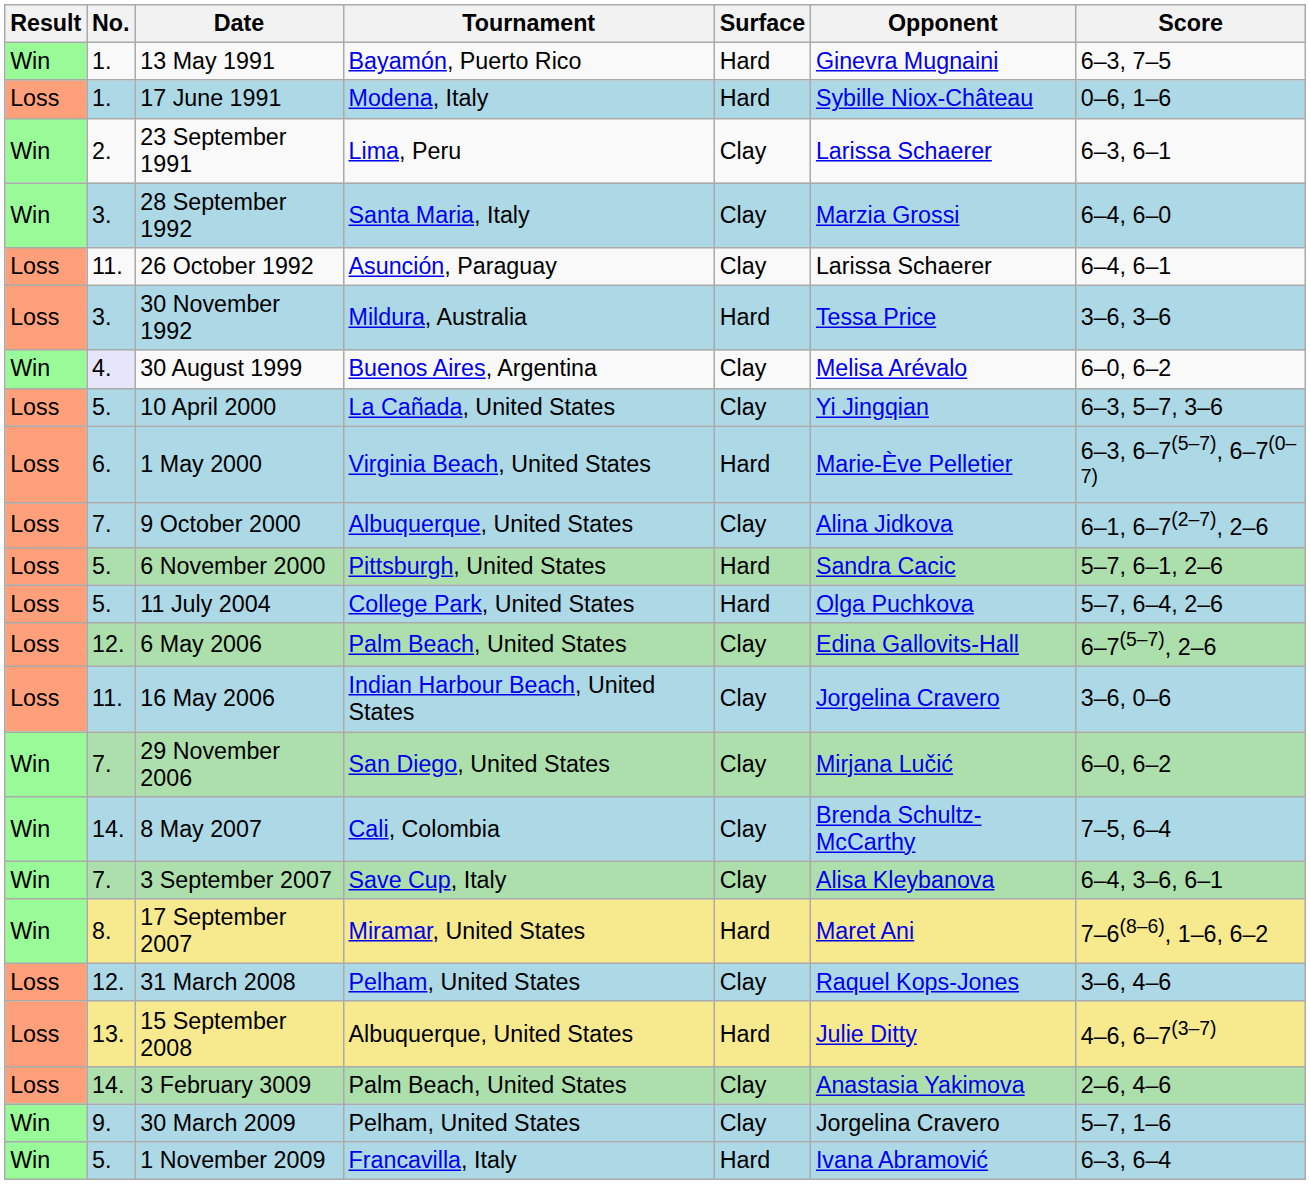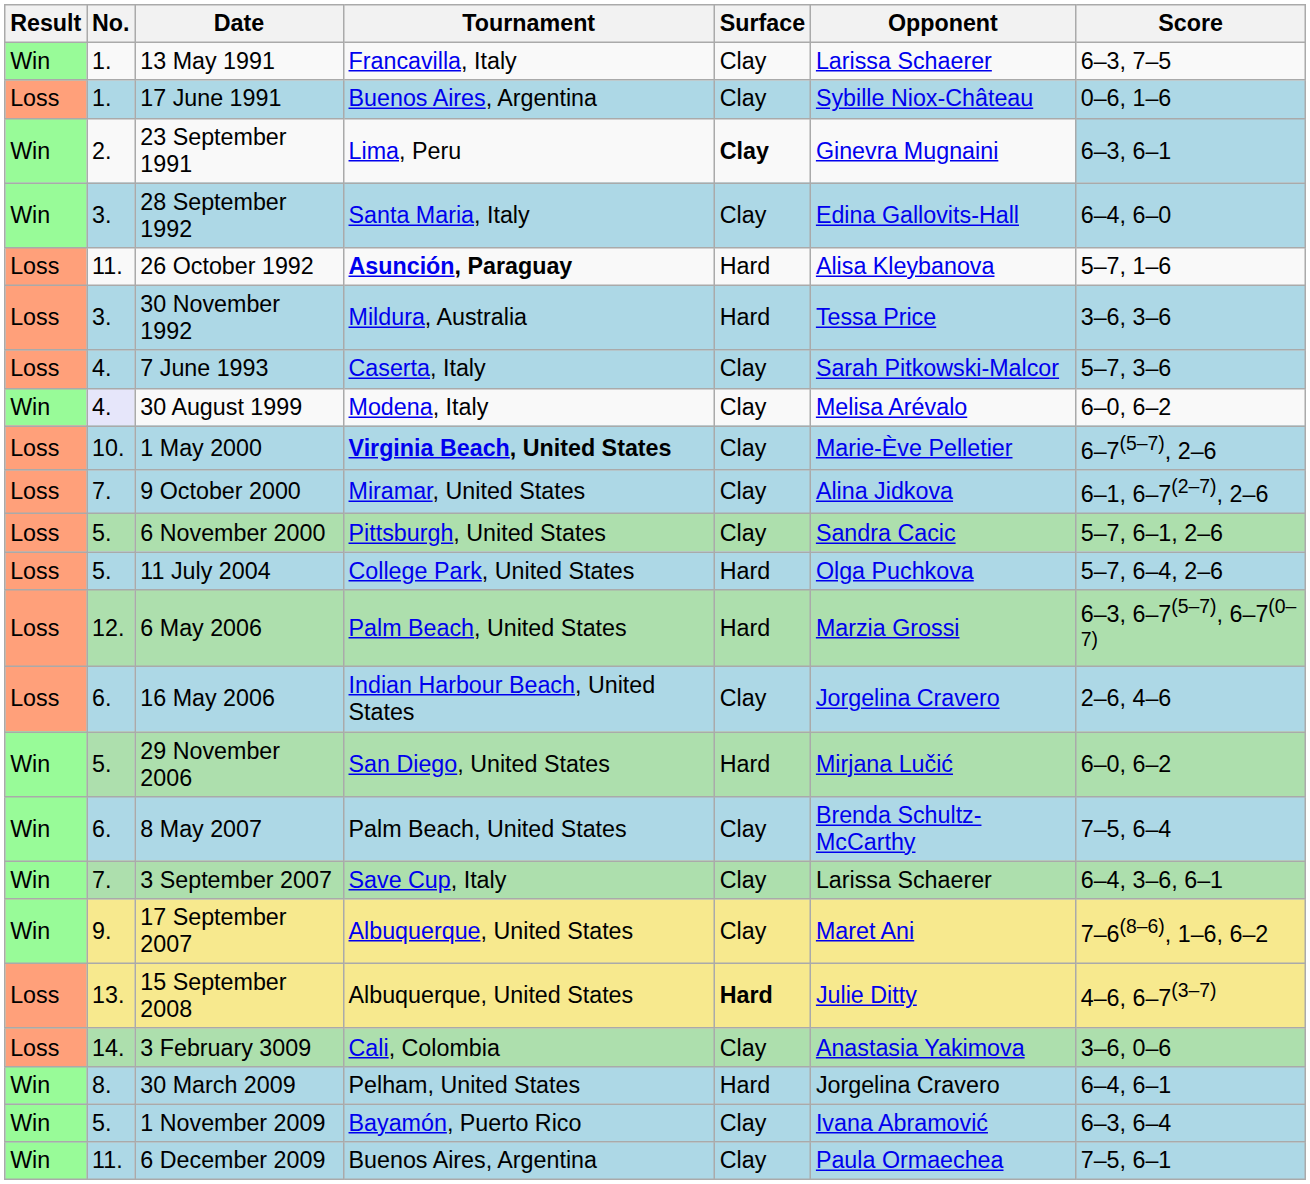(465, 60) Bayamón, Puerto Rico -> (433, 60) Francavilla, Italy
(745, 60) Hard -> (743, 60) Clay
(907, 60) Ginevra Mugnaini -> (904, 60) Larissa Schaerer
(418, 98) Modena, Italy -> (473, 98) Buenos Aires, Argentina
(745, 98) Hard -> (743, 98) Clay
(743, 149) normal -> (744, 149) bold
(904, 149) Larissa Schaerer -> (907, 149) Ginevra Mugnaini
(1126, 149) no background -> (1126, 149) lightblue background
(888, 214) Marzia Grossi -> (917, 214) Edina Gallovits-Hall
(453, 265) normal -> (460, 265) bold
(743, 265) Clay -> (745, 265) Hard
(904, 265) Larissa Schaerer -> (905, 265) Alisa Kleybanova
(1126, 265) 6–4, 6–1 -> (1126, 265) 5–7, 1–6
+ row: (204, 368)
(473, 368) Buenos Aires, Argentina -> (418, 406) Modena, Italy
- row: (208, 406)
(102, 463) 6. -> (108, 447) 10.
(500, 463) normal -> (510, 447) bold
(745, 463) Hard -> (743, 447) Clay
(1189, 459) 6–3, 6–7(5–7), 6–7(0–7) -> (1149, 447) 6–7(5–7), 2–6
(491, 524) Albuquerque, United States -> (467, 491) Miramar, United States
(745, 565) Hard -> (743, 532) Clay
(743, 643) Clay -> (745, 627) Hard
(917, 643) Edina Gallovits-Hall -> (888, 627) Marzia Grossi
(1149, 643) 6–7(5–7), 2–6 -> (1189, 622) 6–3, 6–7(5–7), 6–7(0–7)
(107, 698) 11. -> (102, 698) 6.
(1126, 698) 3–6, 0–6 -> (1126, 698) 2–6, 4–6
(102, 763) 7. -> (102, 763) 5.
(743, 763) Clay -> (745, 763) Hard
(108, 827) 14. -> (102, 827) 6.
(424, 827) Cali, Colombia -> (488, 827) Palm Beach, United States
(905, 879) Alisa Kleybanova -> (904, 879) Larissa Schaerer
(102, 930) 8. -> (102, 930) 9.
(467, 930) Miramar, United States -> (491, 930) Albuquerque, United States
(745, 930) Hard -> (743, 930) Clay
- row: (218, 981)
(745, 1033) normal -> (746, 995) bold
(488, 1084) Palm Beach, United States -> (424, 1046) Cali, Colombia
(1126, 1084) 2–6, 4–6 -> (1126, 1046) 3–6, 0–6
(102, 1122) 9. -> (102, 1084) 8.
(743, 1122) Clay -> (745, 1084) Hard
(1126, 1122) 5–7, 1–6 -> (1126, 1084) 6–4, 6–1
(433, 1159) Francavilla, Italy -> (465, 1122) Bayamón, Puerto Rico
(745, 1159) Hard -> (743, 1122) Clay
+ row: (233, 1159)
